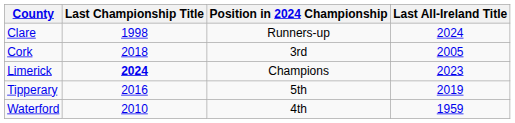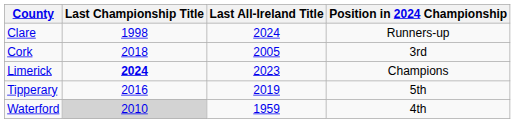columns swapped: (450, 14) <-> (299, 14)
(134, 109) no background -> (134, 109) lightgrey background
